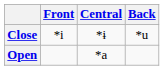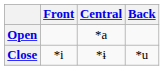rows swapped: (22, 34) <-> (22, 55)
